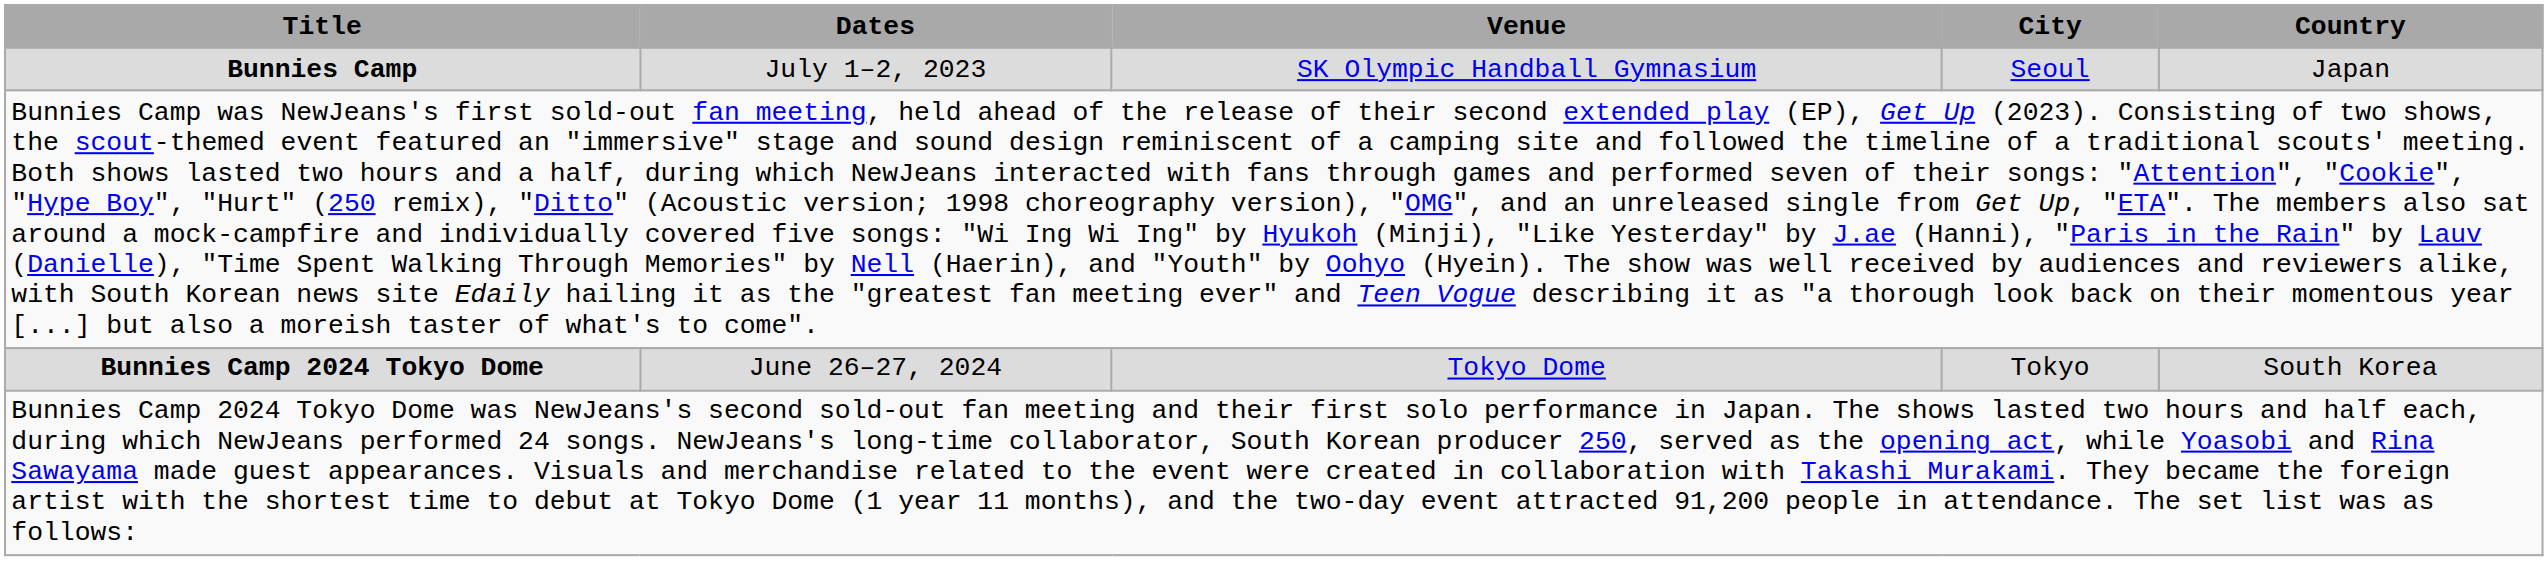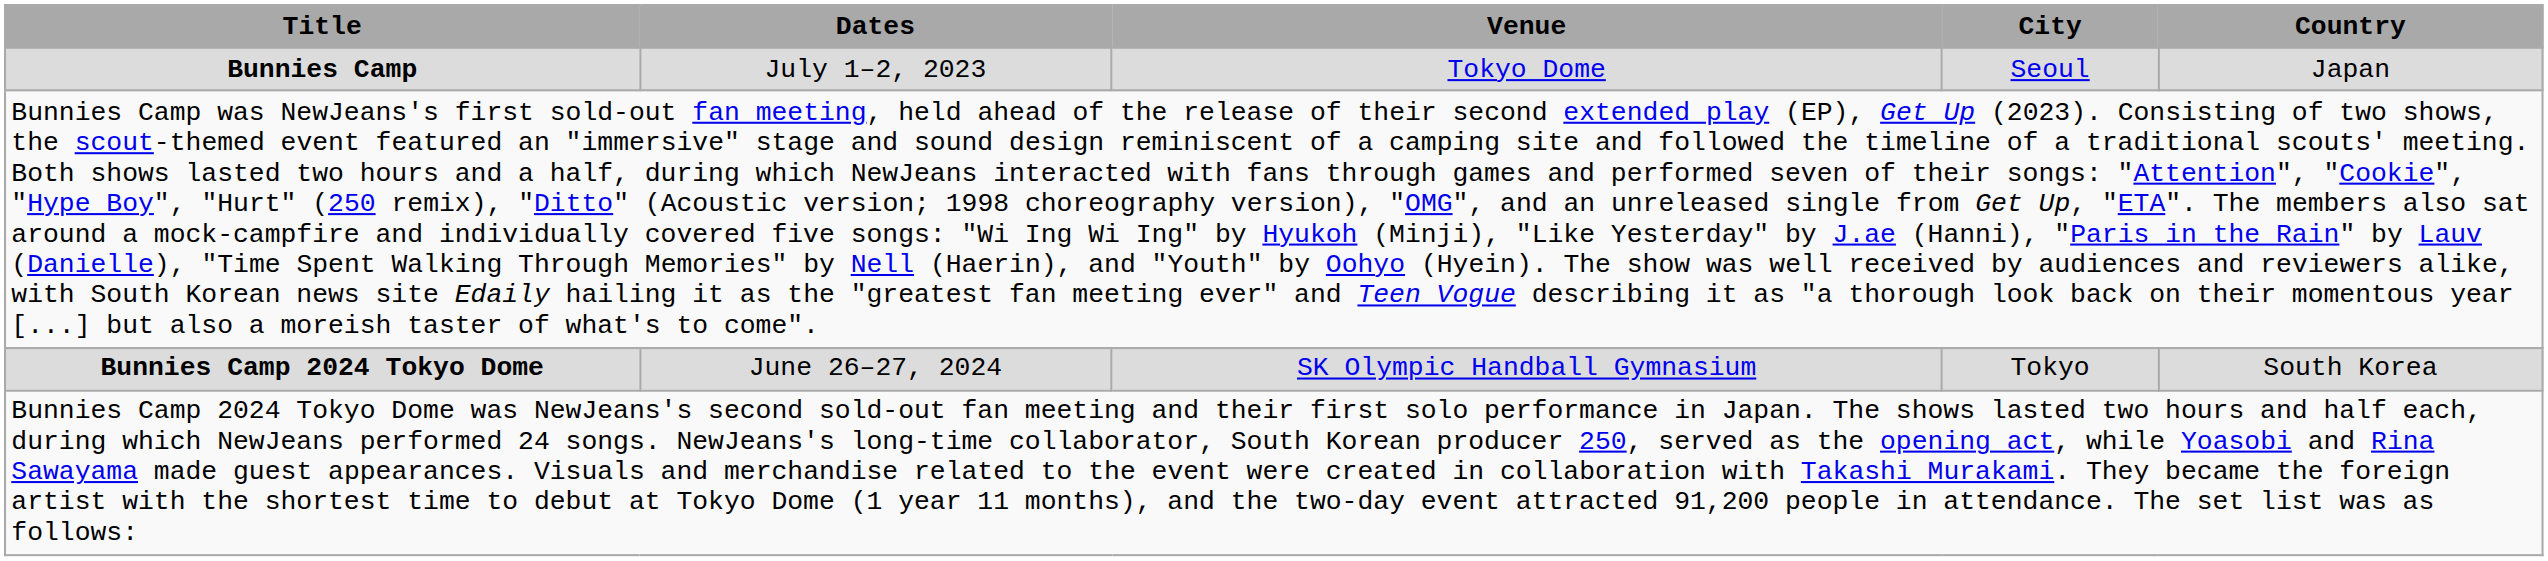(1527, 70) SK Olympic Handball Gymnasium -> (1527, 70) Tokyo Dome
(1527, 369) Tokyo Dome -> (1527, 369) SK Olympic Handball Gymnasium
